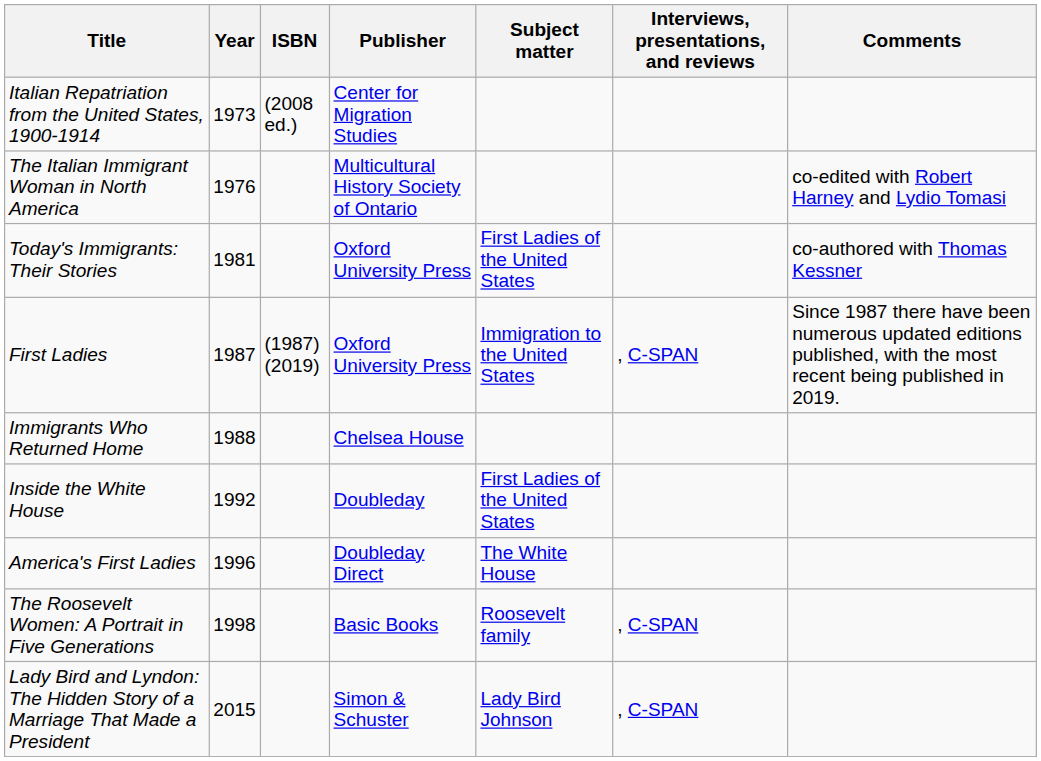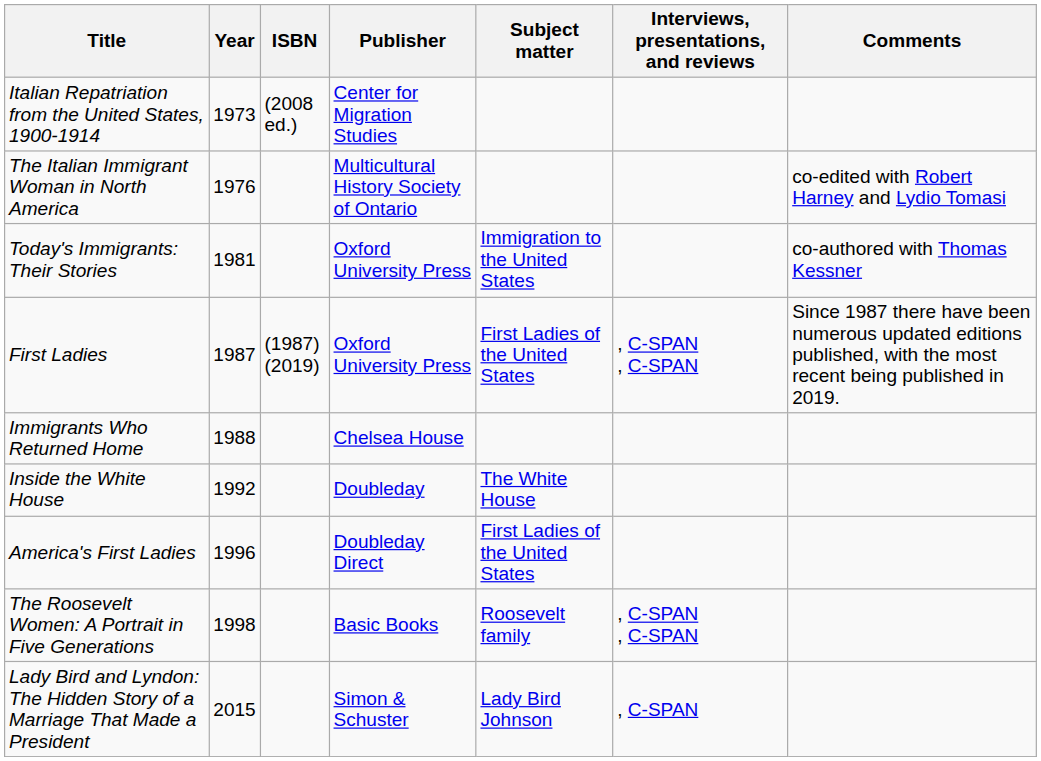(540, 260) First Ladies of the United States -> (541, 260) Immigration to the United States
(541, 354) Immigration to the United States -> (540, 354) First Ladies of the United States
(658, 354) , C-SPAN -> (658, 354) , C-SPAN , C-SPAN
(540, 500) First Ladies of the United States -> (524, 489) The White House
(524, 562) The White House -> (540, 552) First Ladies of the United States
(658, 625) , C-SPAN -> (658, 625) , C-SPAN , C-SPAN
